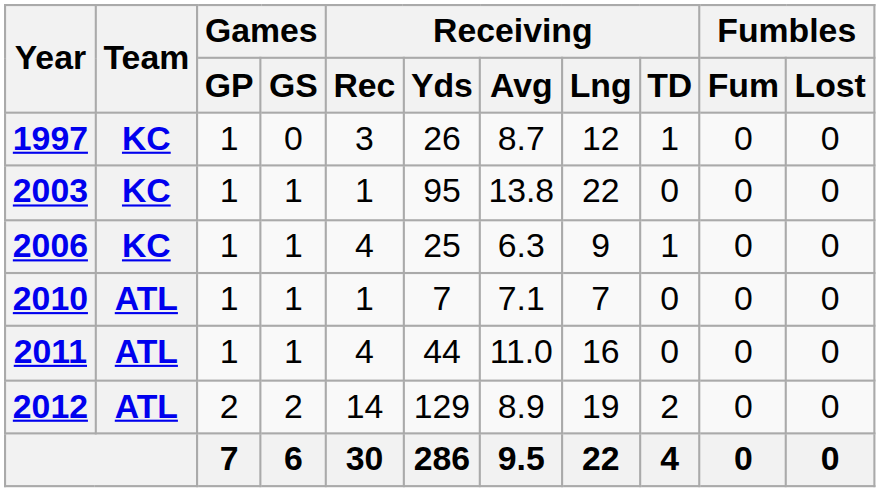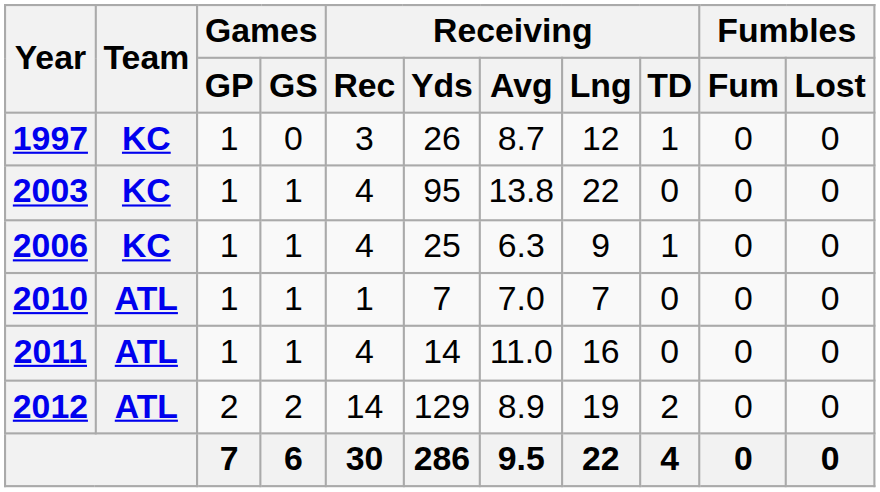(364, 191) 1 -> (364, 191) 4
(521, 298) 7.1 -> (521, 298) 7.0
(442, 352) 44 -> (442, 352) 14
